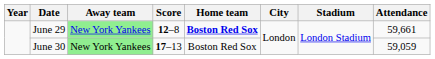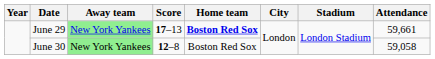(169, 29) 12–8 -> (169, 29) 17–13
(169, 46) 17–13 -> (169, 46) 12–8
(402, 46) 59,059 -> (402, 46) 59,058
